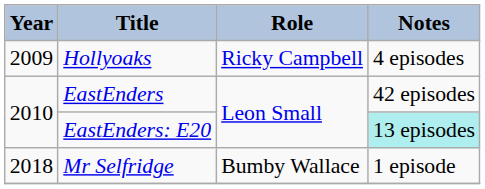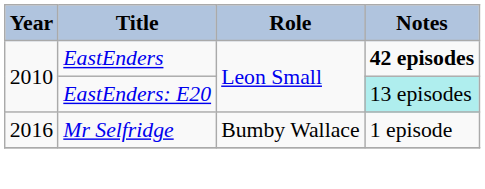- row: (107, 58)
(424, 94) normal -> (422, 58) bold
(31, 165) 2018 -> (31, 130) 2016
